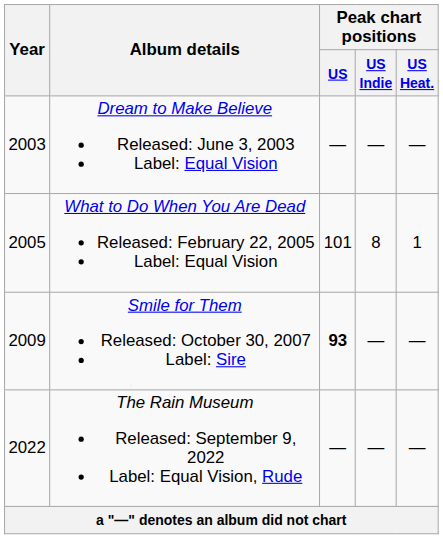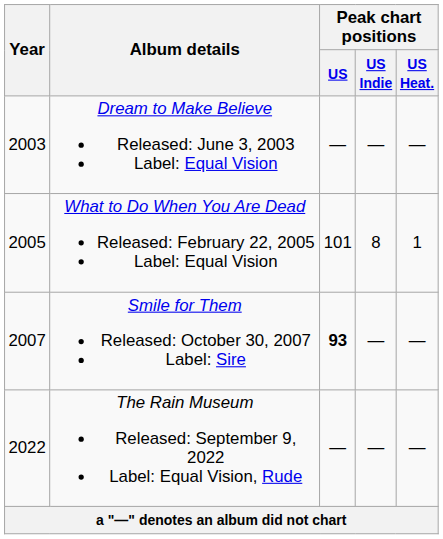(27, 340) 2009 -> (27, 340) 2007
